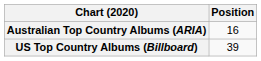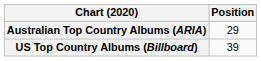(233, 30) 16 -> (233, 30) 29
